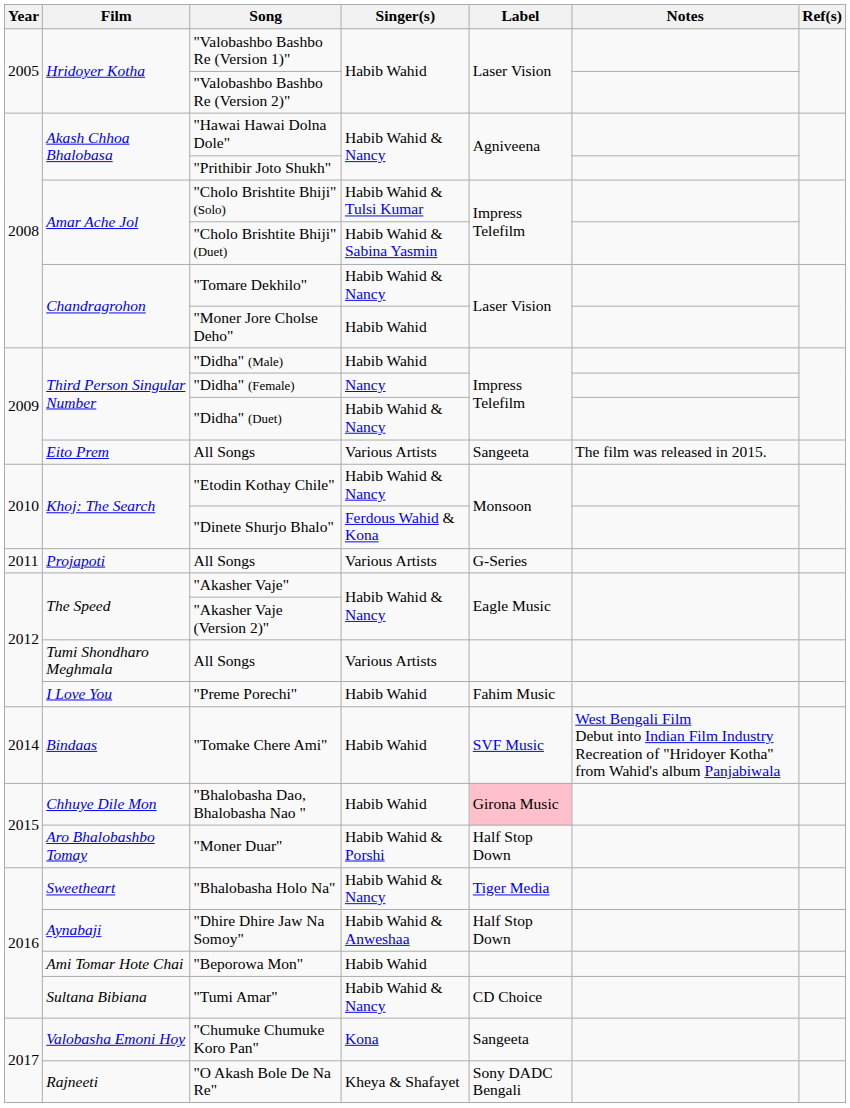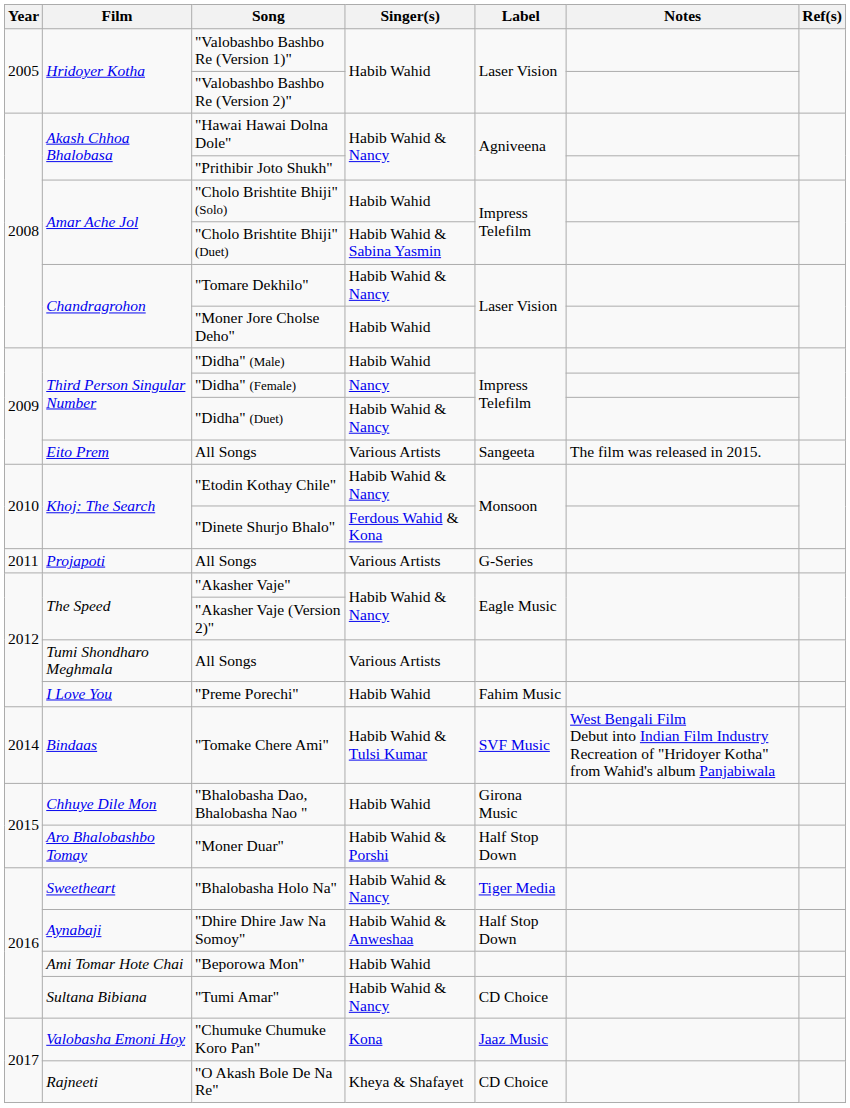(394, 200) Habib Wahid & Tulsi Kumar -> (390, 200) Habib Wahid
(386, 744) Habib Wahid -> (398, 744) Habib Wahid & Tulsi Kumar
(516, 804) pink background -> (500, 804) no background
(501, 1039) Sangeeta -> (513, 1039) Jaaz Music
(513, 1081) Sony DADC Bengali -> (513, 1081) CD Choice
